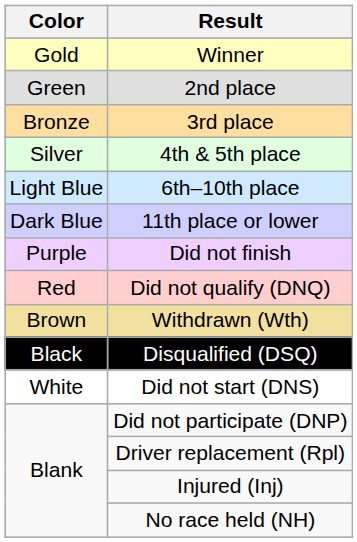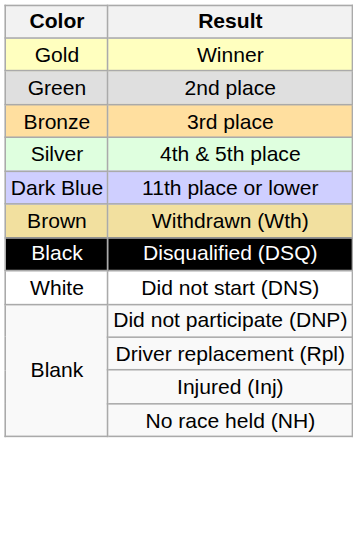- row: (230, 188)
- row: (230, 254)
- row: (230, 287)
